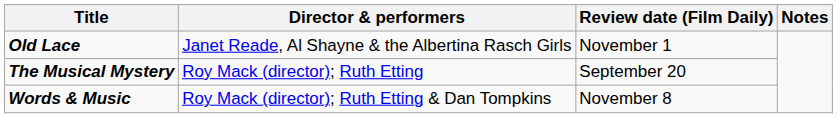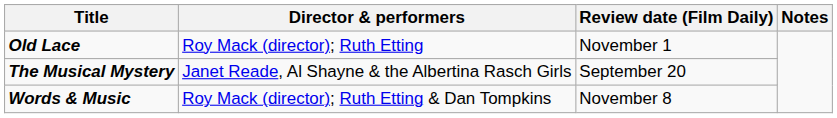(377, 44) Janet Reade, Al Shayne & the Albertina Rasch Girls -> (303, 44) Roy Mack (director); Ruth Etting
(303, 71) Roy Mack (director); Ruth Etting -> (377, 71) Janet Reade, Al Shayne & the Albertina Rasch Girls
